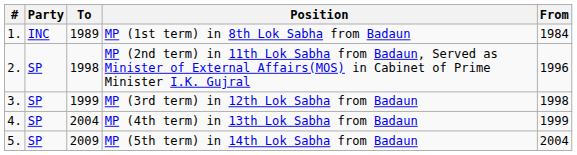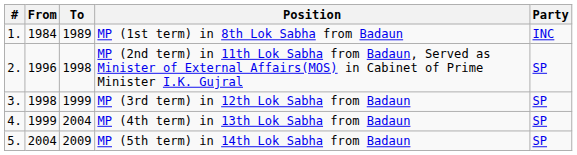columns swapped: (554, 14) <-> (46, 14)
